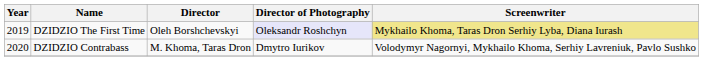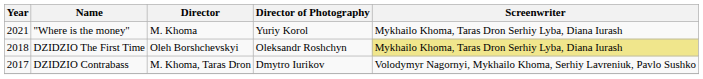+ row: (82, 30)
(18, 30) 2019 -> (18, 47) 2018
(301, 30) lavender background -> (301, 47) no background
(18, 47) 2020 -> (18, 64) 2017
